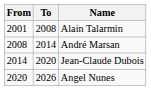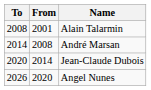columns swapped: (19, 12) <-> (46, 12)
